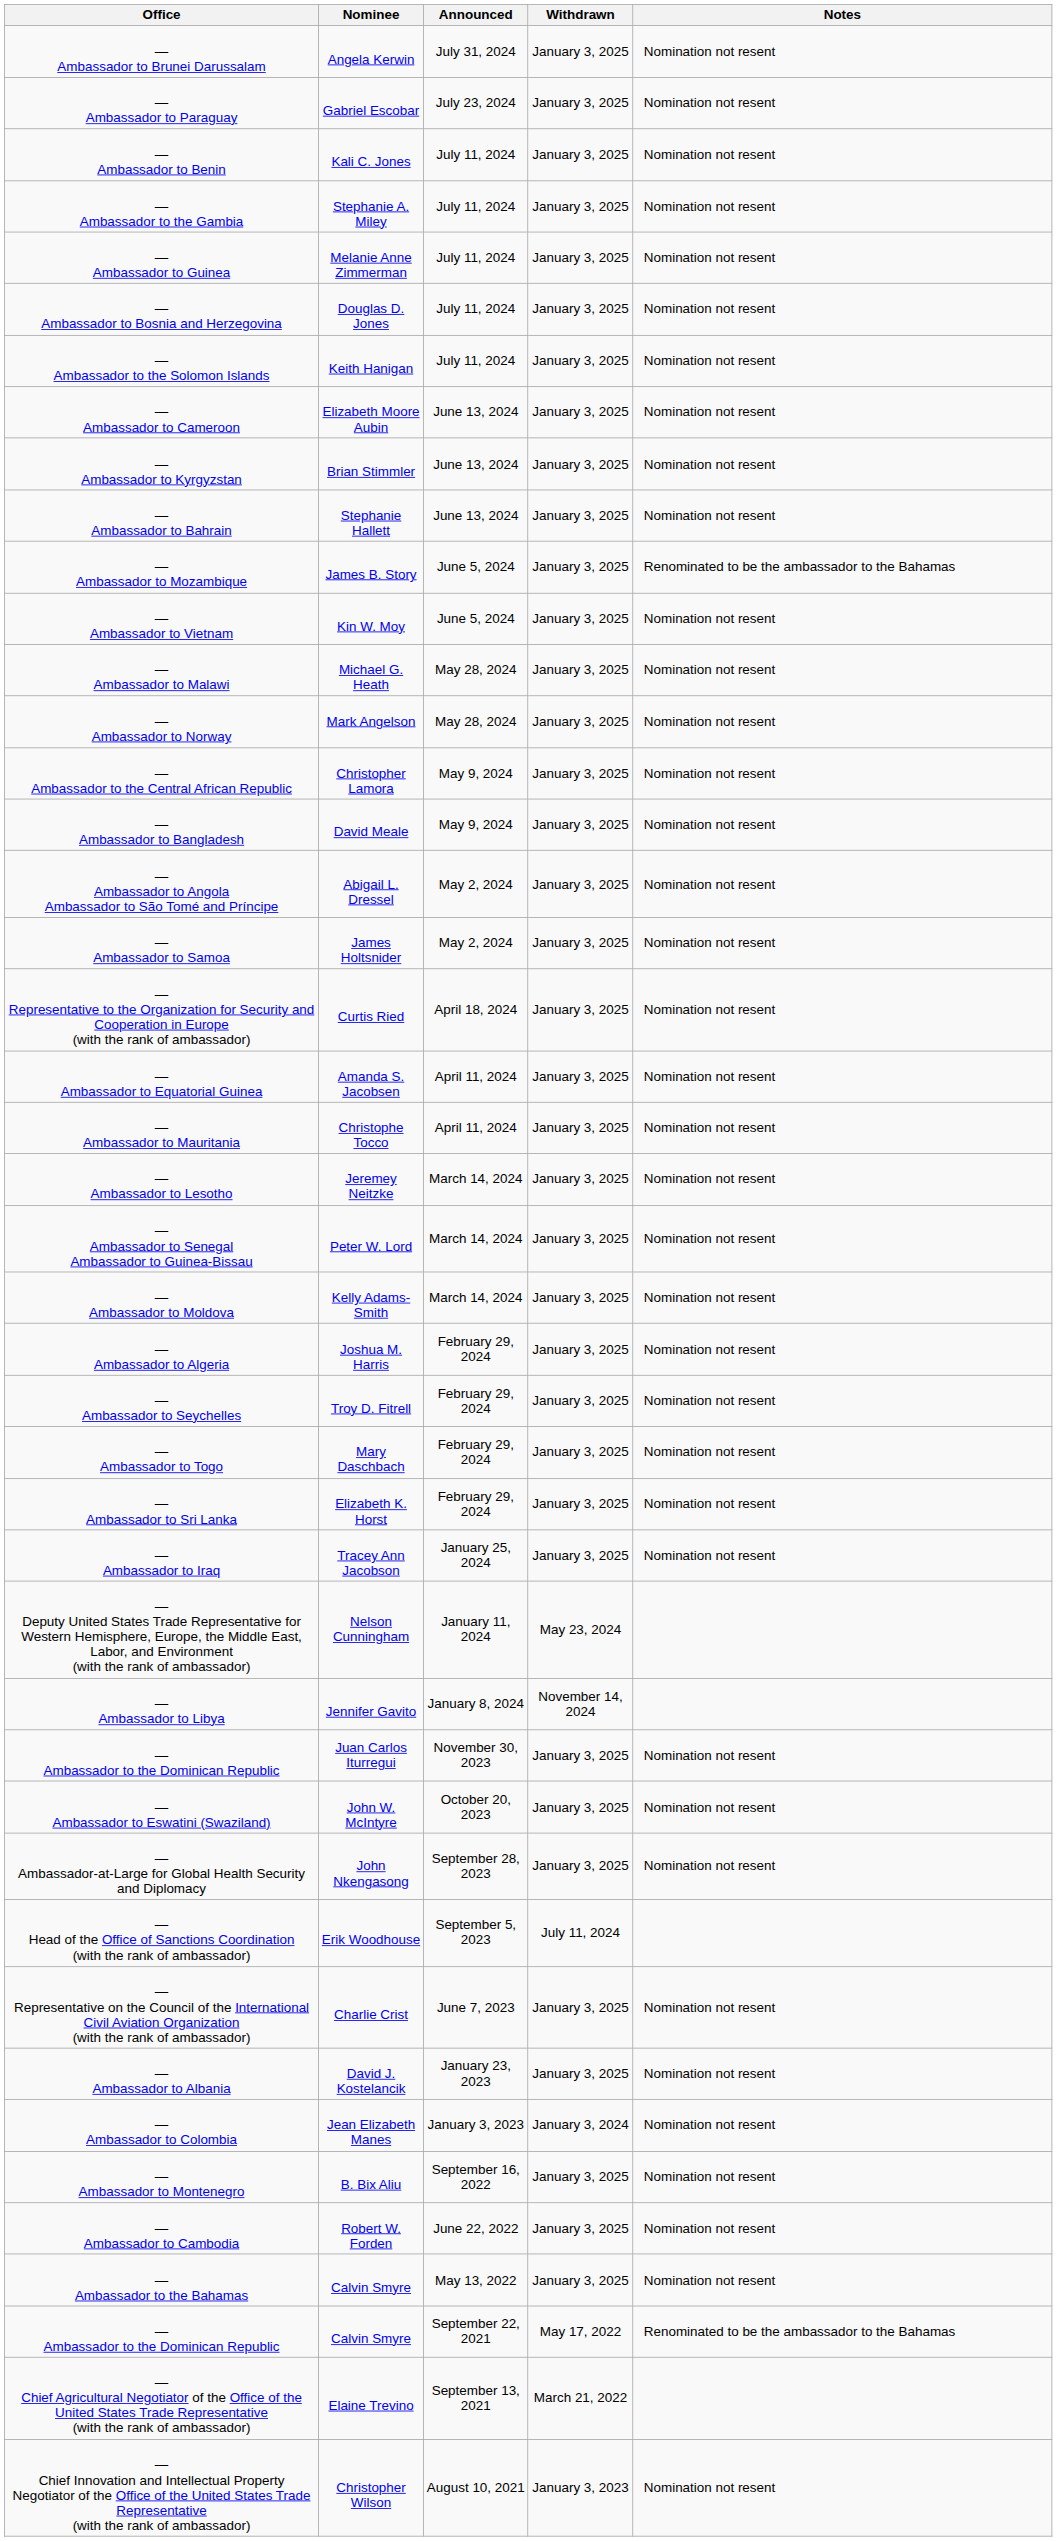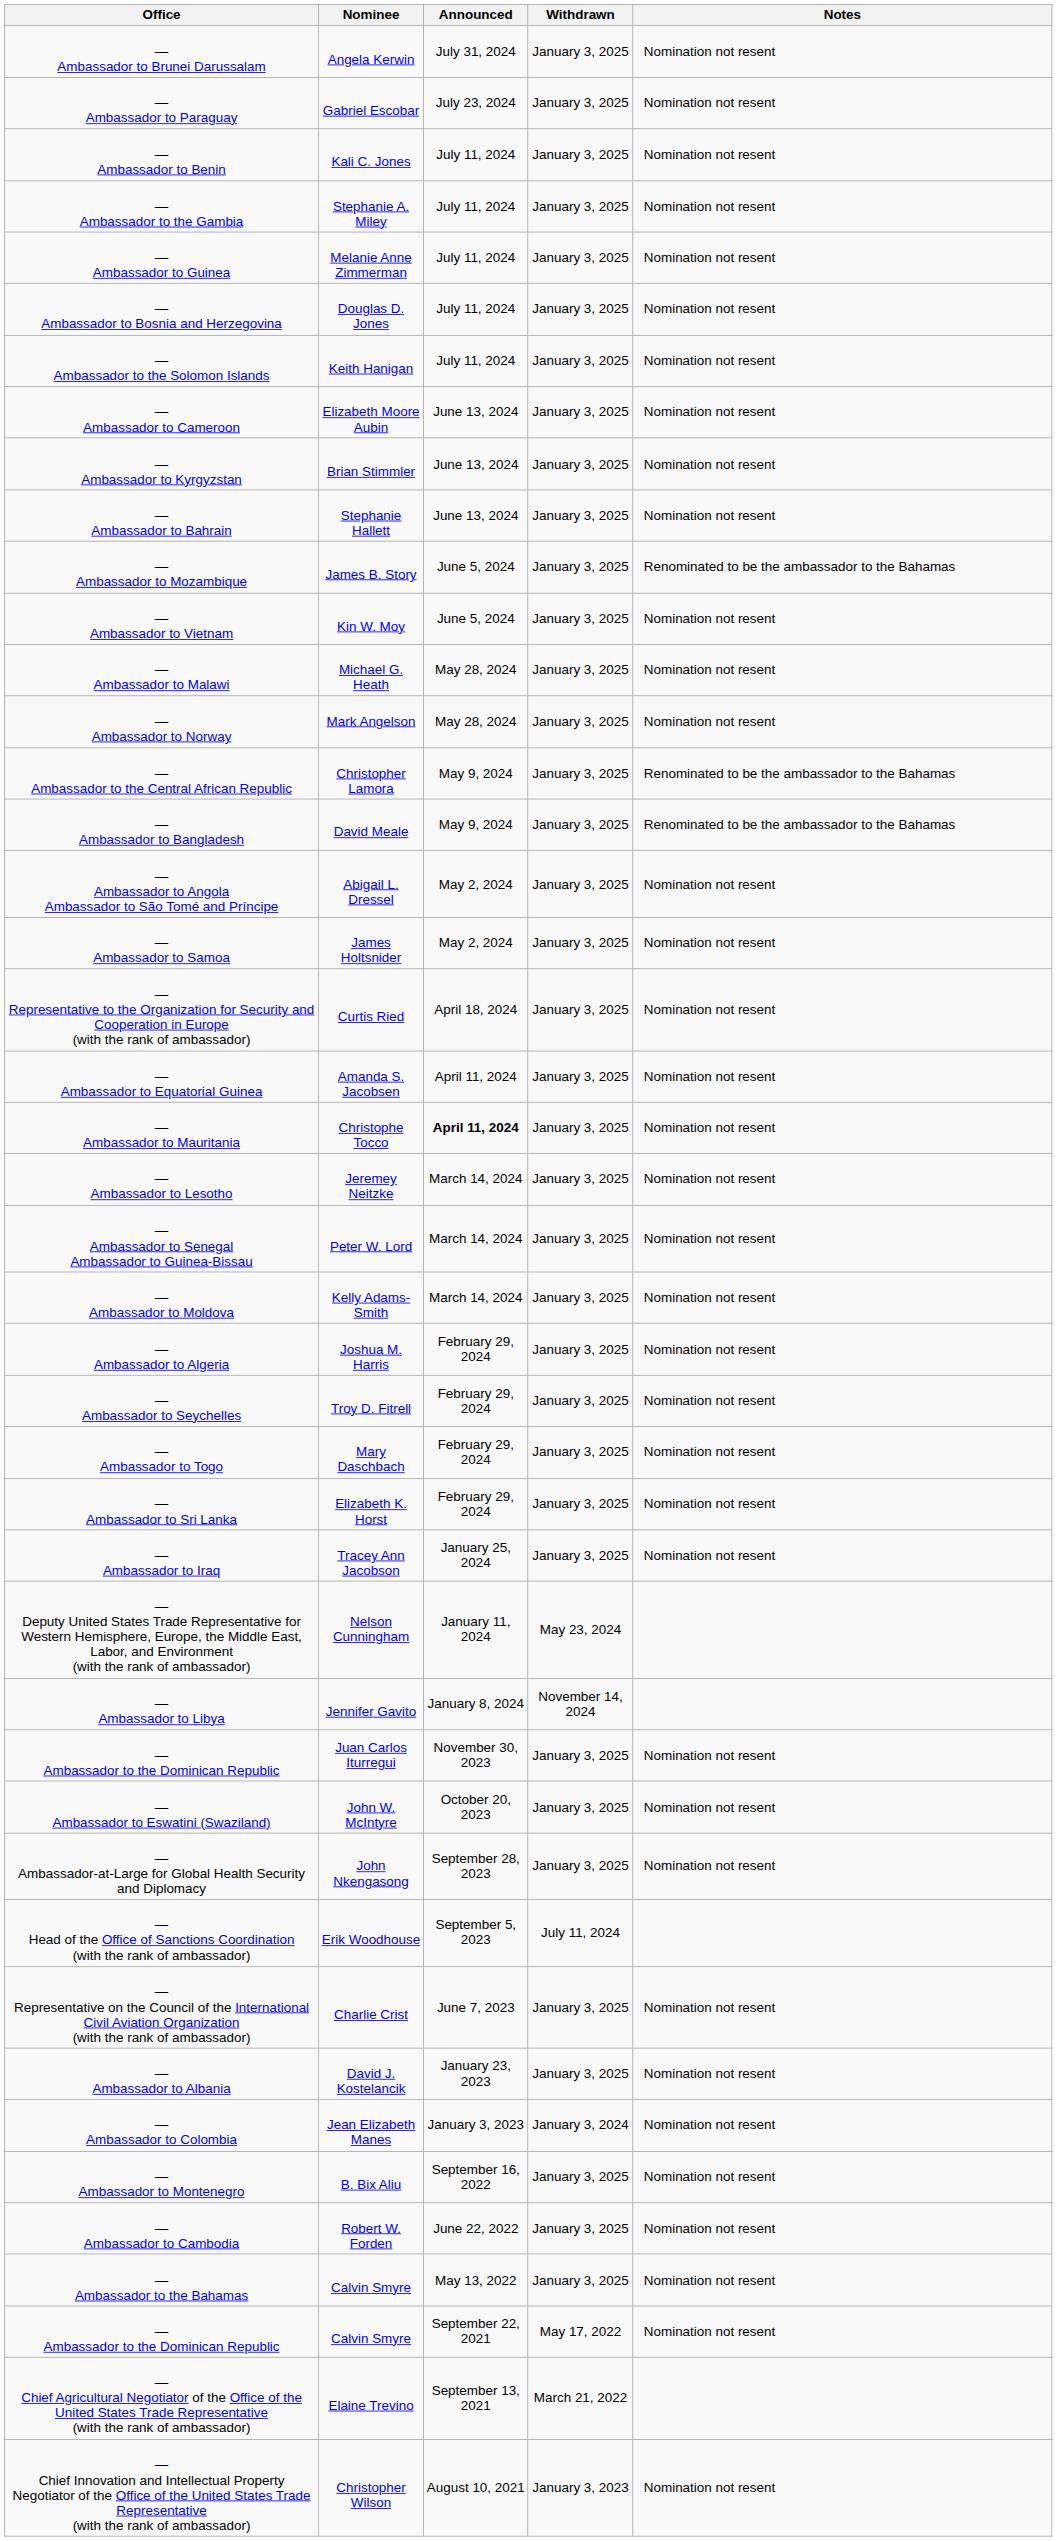(710, 773) Nomination not resent -> (800, 773) Renominated to be the ambassador to the Bahamas
(710, 824) Nomination not resent -> (800, 824) Renominated to be the ambassador to the Bahamas
(476, 1128) normal -> (476, 1128) bold
(800, 2331) Renominated to be the ambassador to the Bahamas -> (710, 2331) Nomination not resent
